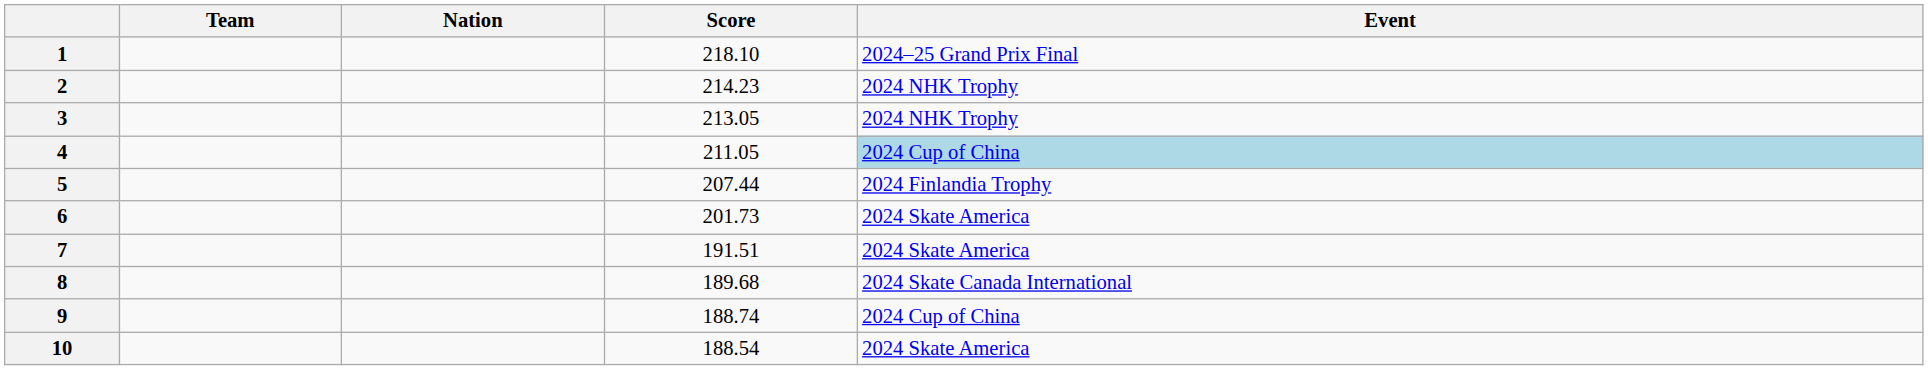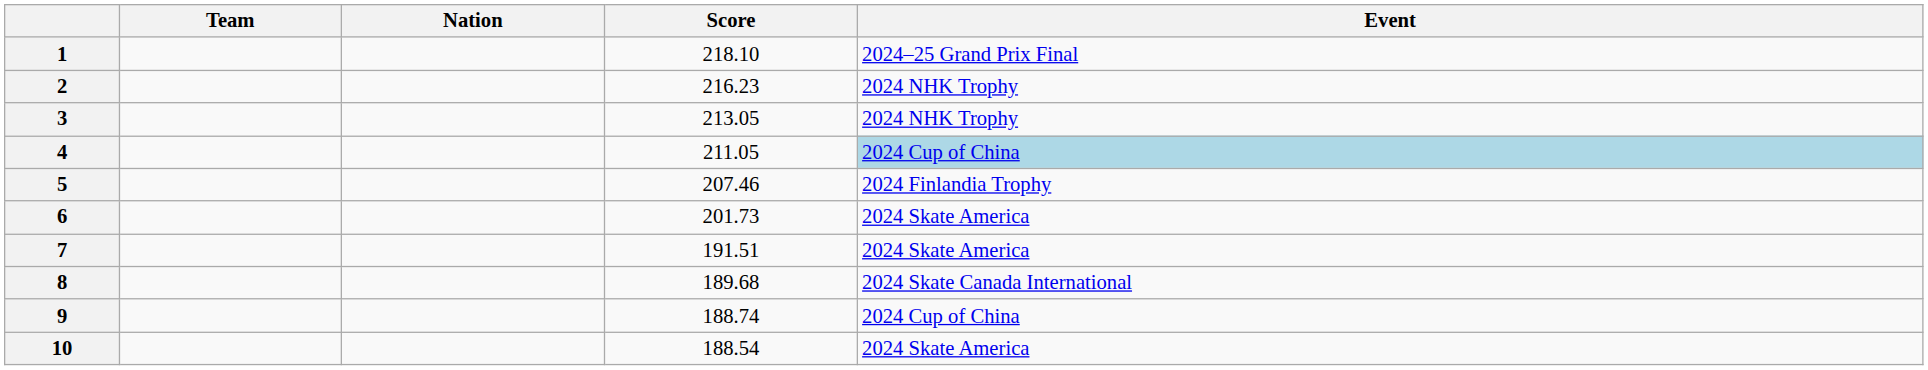(731, 86) 214.23 -> (731, 86) 216.23
(731, 184) 207.44 -> (731, 184) 207.46
